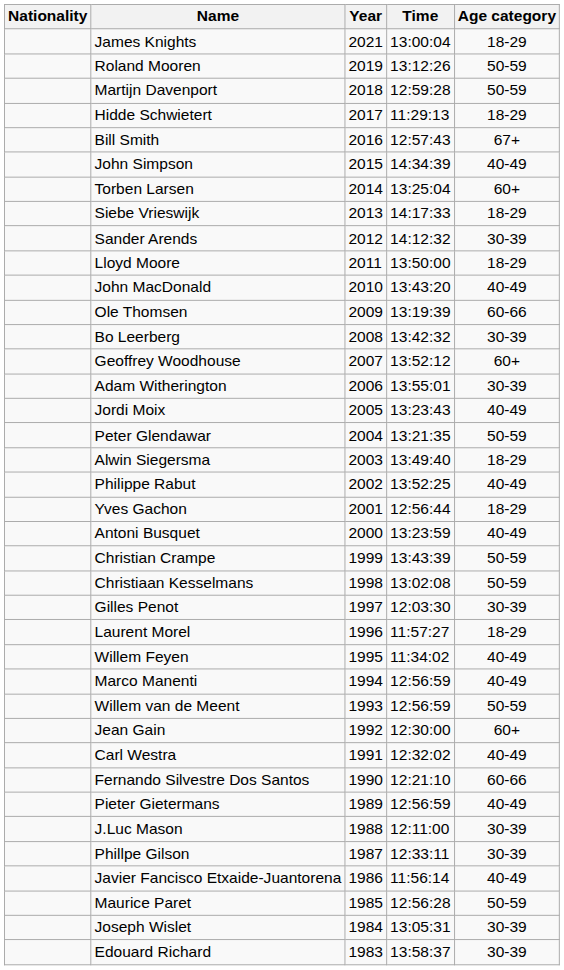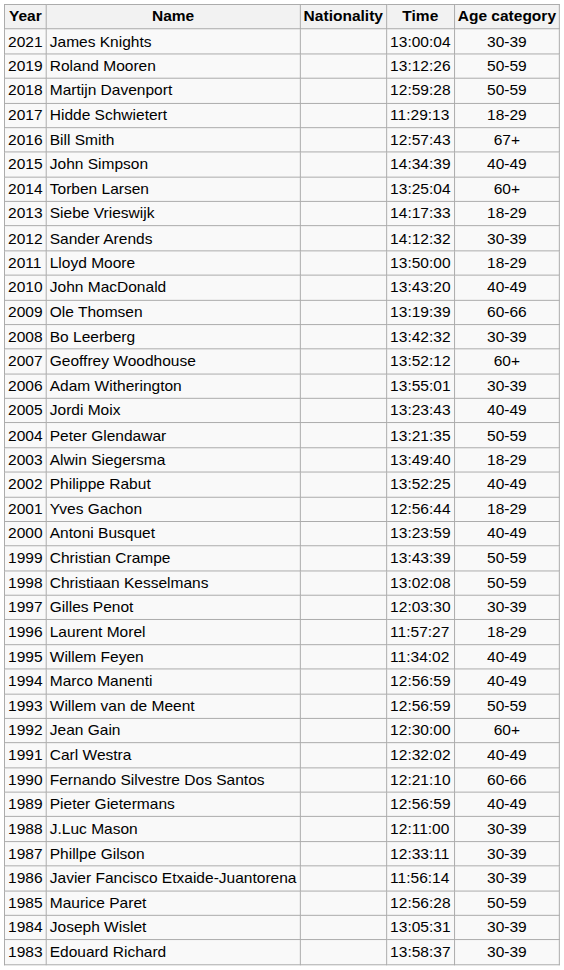columns swapped: (366, 16) <-> (48, 16)
(507, 41) 18-29 -> (507, 41) 30-39
(507, 878) 40-49 -> (507, 878) 30-39
